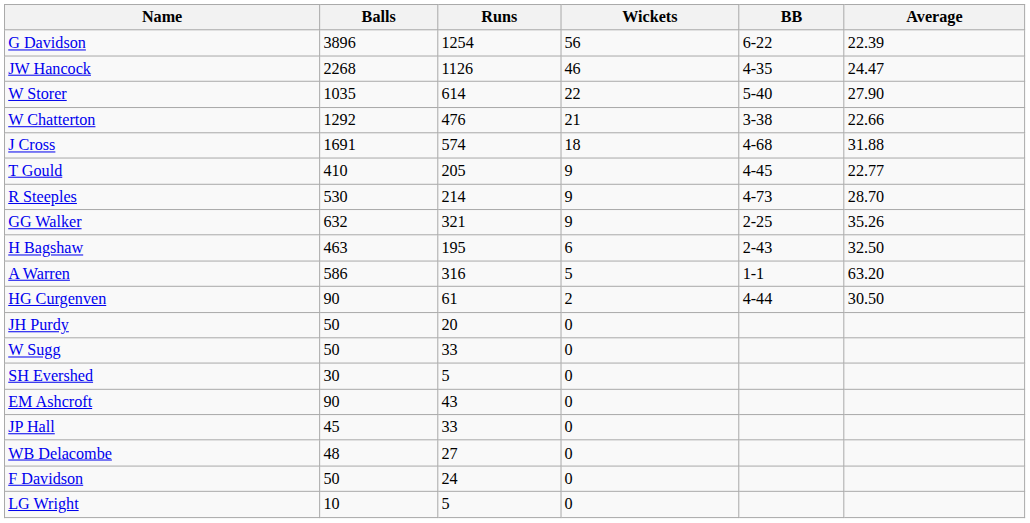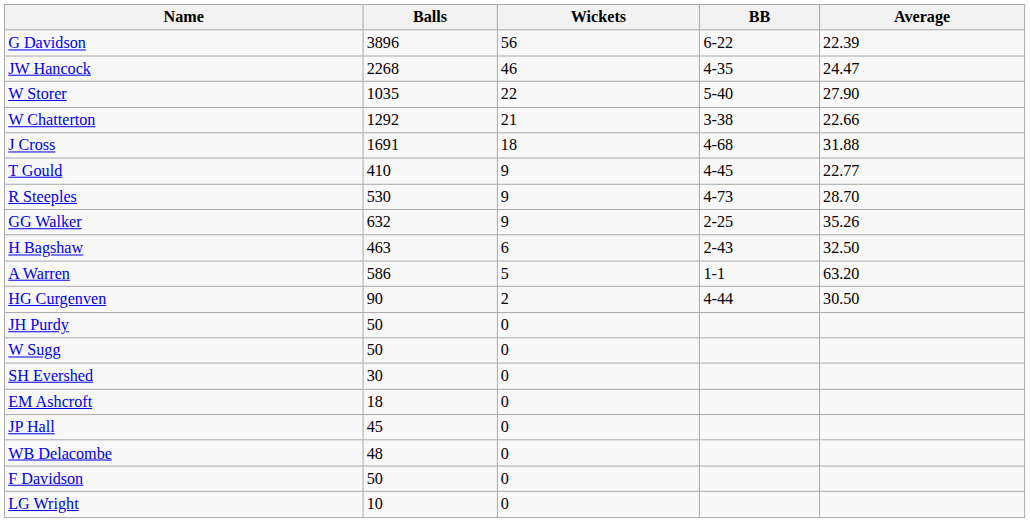- column: (499, 17)
(332, 401) 90 -> (375, 401) 18
